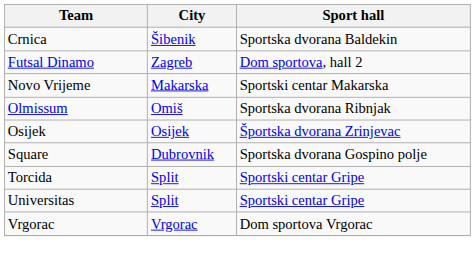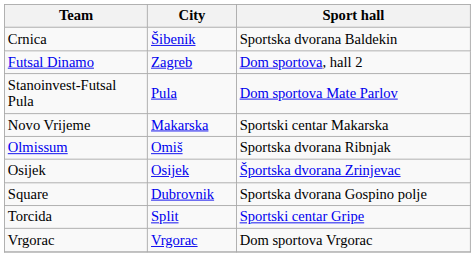+ row: (62, 93)
- row: (41, 200)
